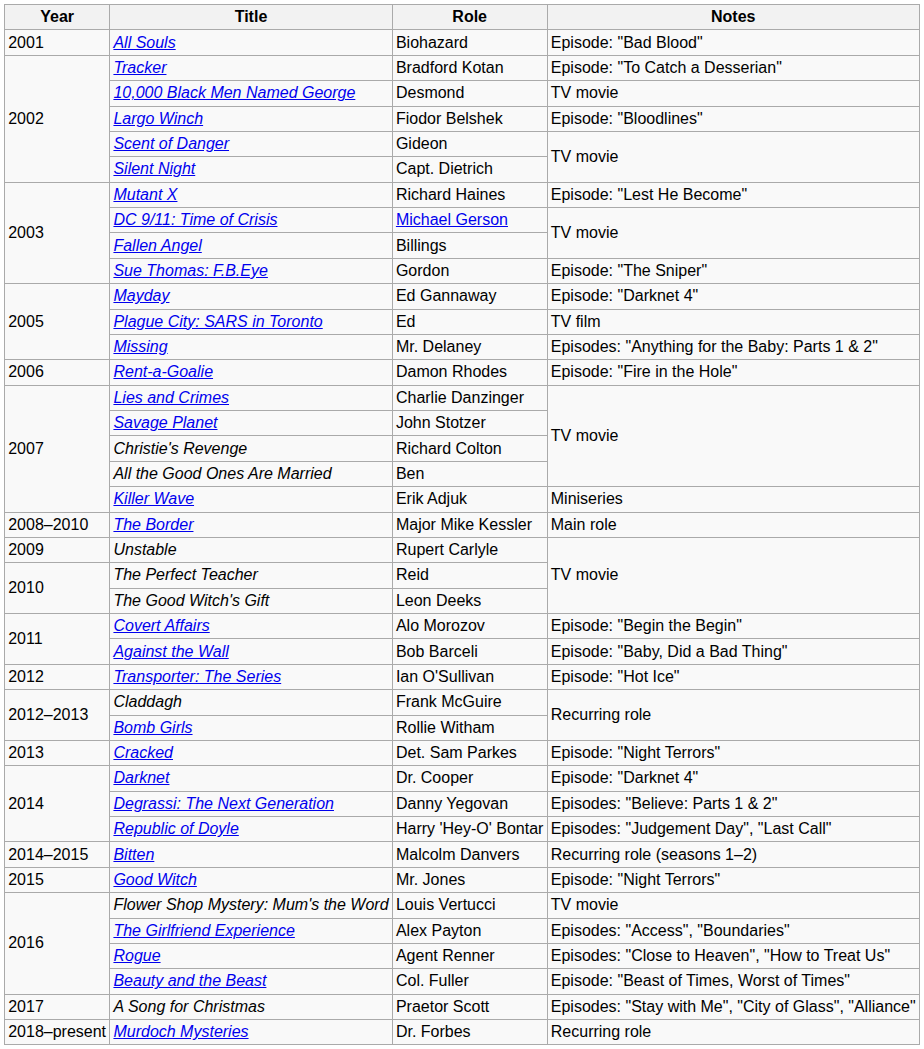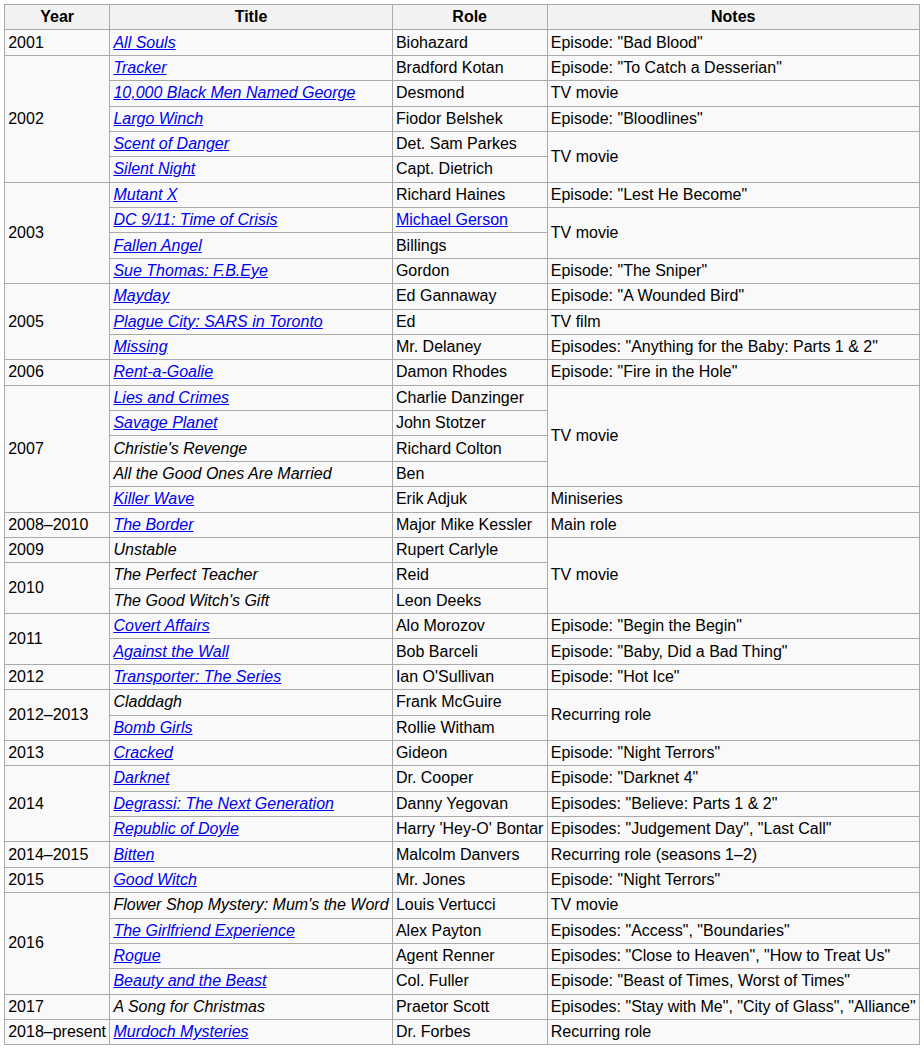(422, 144) Gideon -> (456, 144) Det. Sam Parkes
(624, 296) Episode: "Darknet 4" -> (647, 296) Episode: "A Wounded Bird"
(456, 753) Det. Sam Parkes -> (422, 753) Gideon
